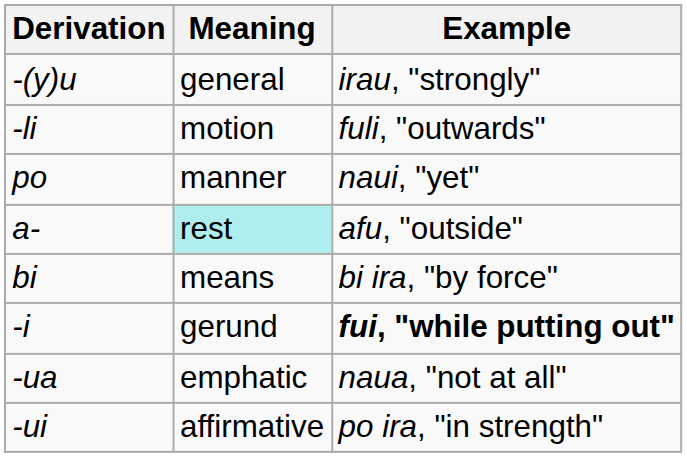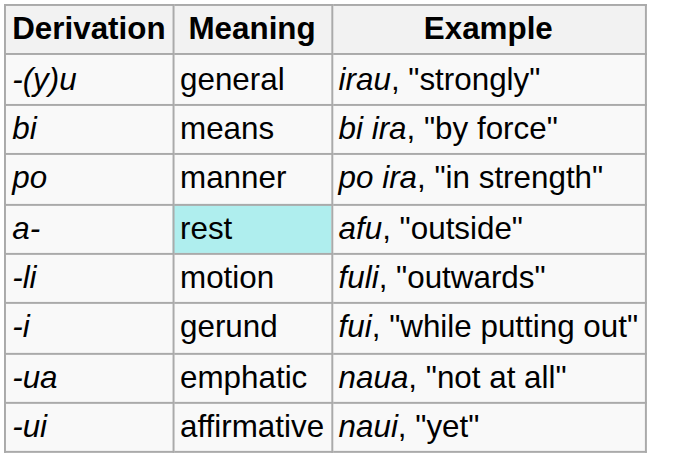rows swapped: (24, 278) <-> (24, 128)
(409, 178) naui, "yet" -> (471, 178) po ira, "in strength"
(507, 327) bold -> (488, 327) normal
(471, 427) po ira, "in strength" -> (409, 427) naui, "yet"
